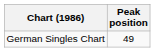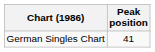(129, 39) 49 -> (129, 39) 41
